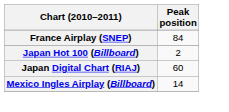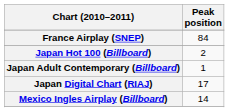+ row: (93, 68)
(178, 68) 60 -> (203, 83) 17
